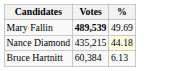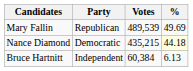+ column: (99, 12)
(91, 27) bold -> (143, 27) normal
